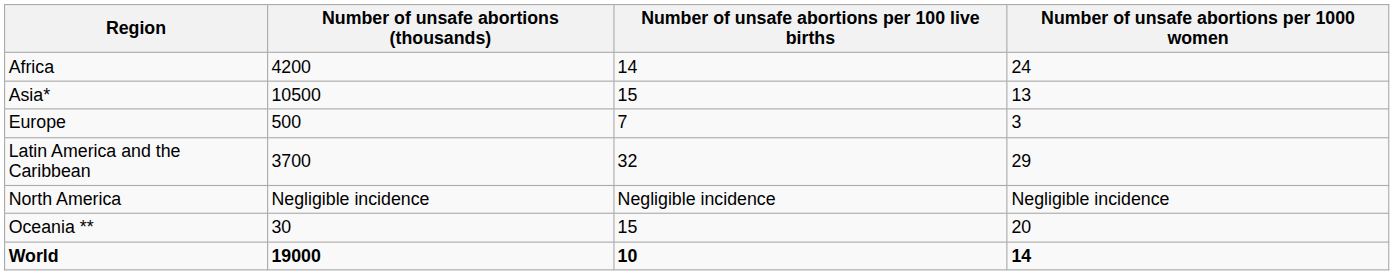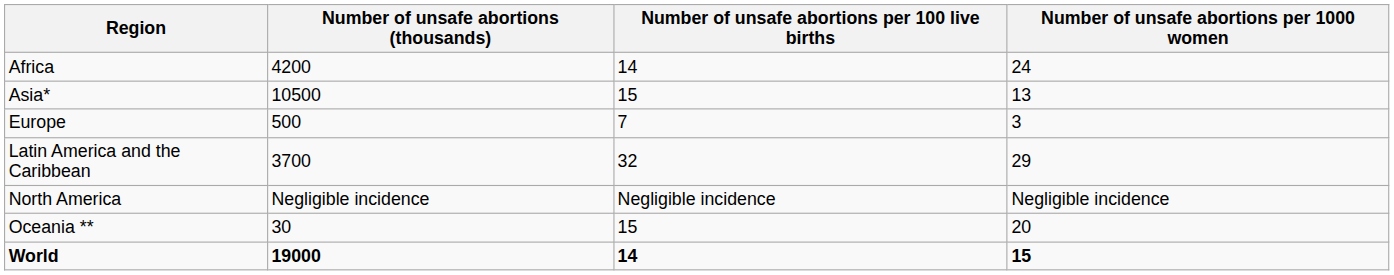(627, 255) 10 -> (627, 255) 14
(1021, 255) 14 -> (1021, 255) 15
